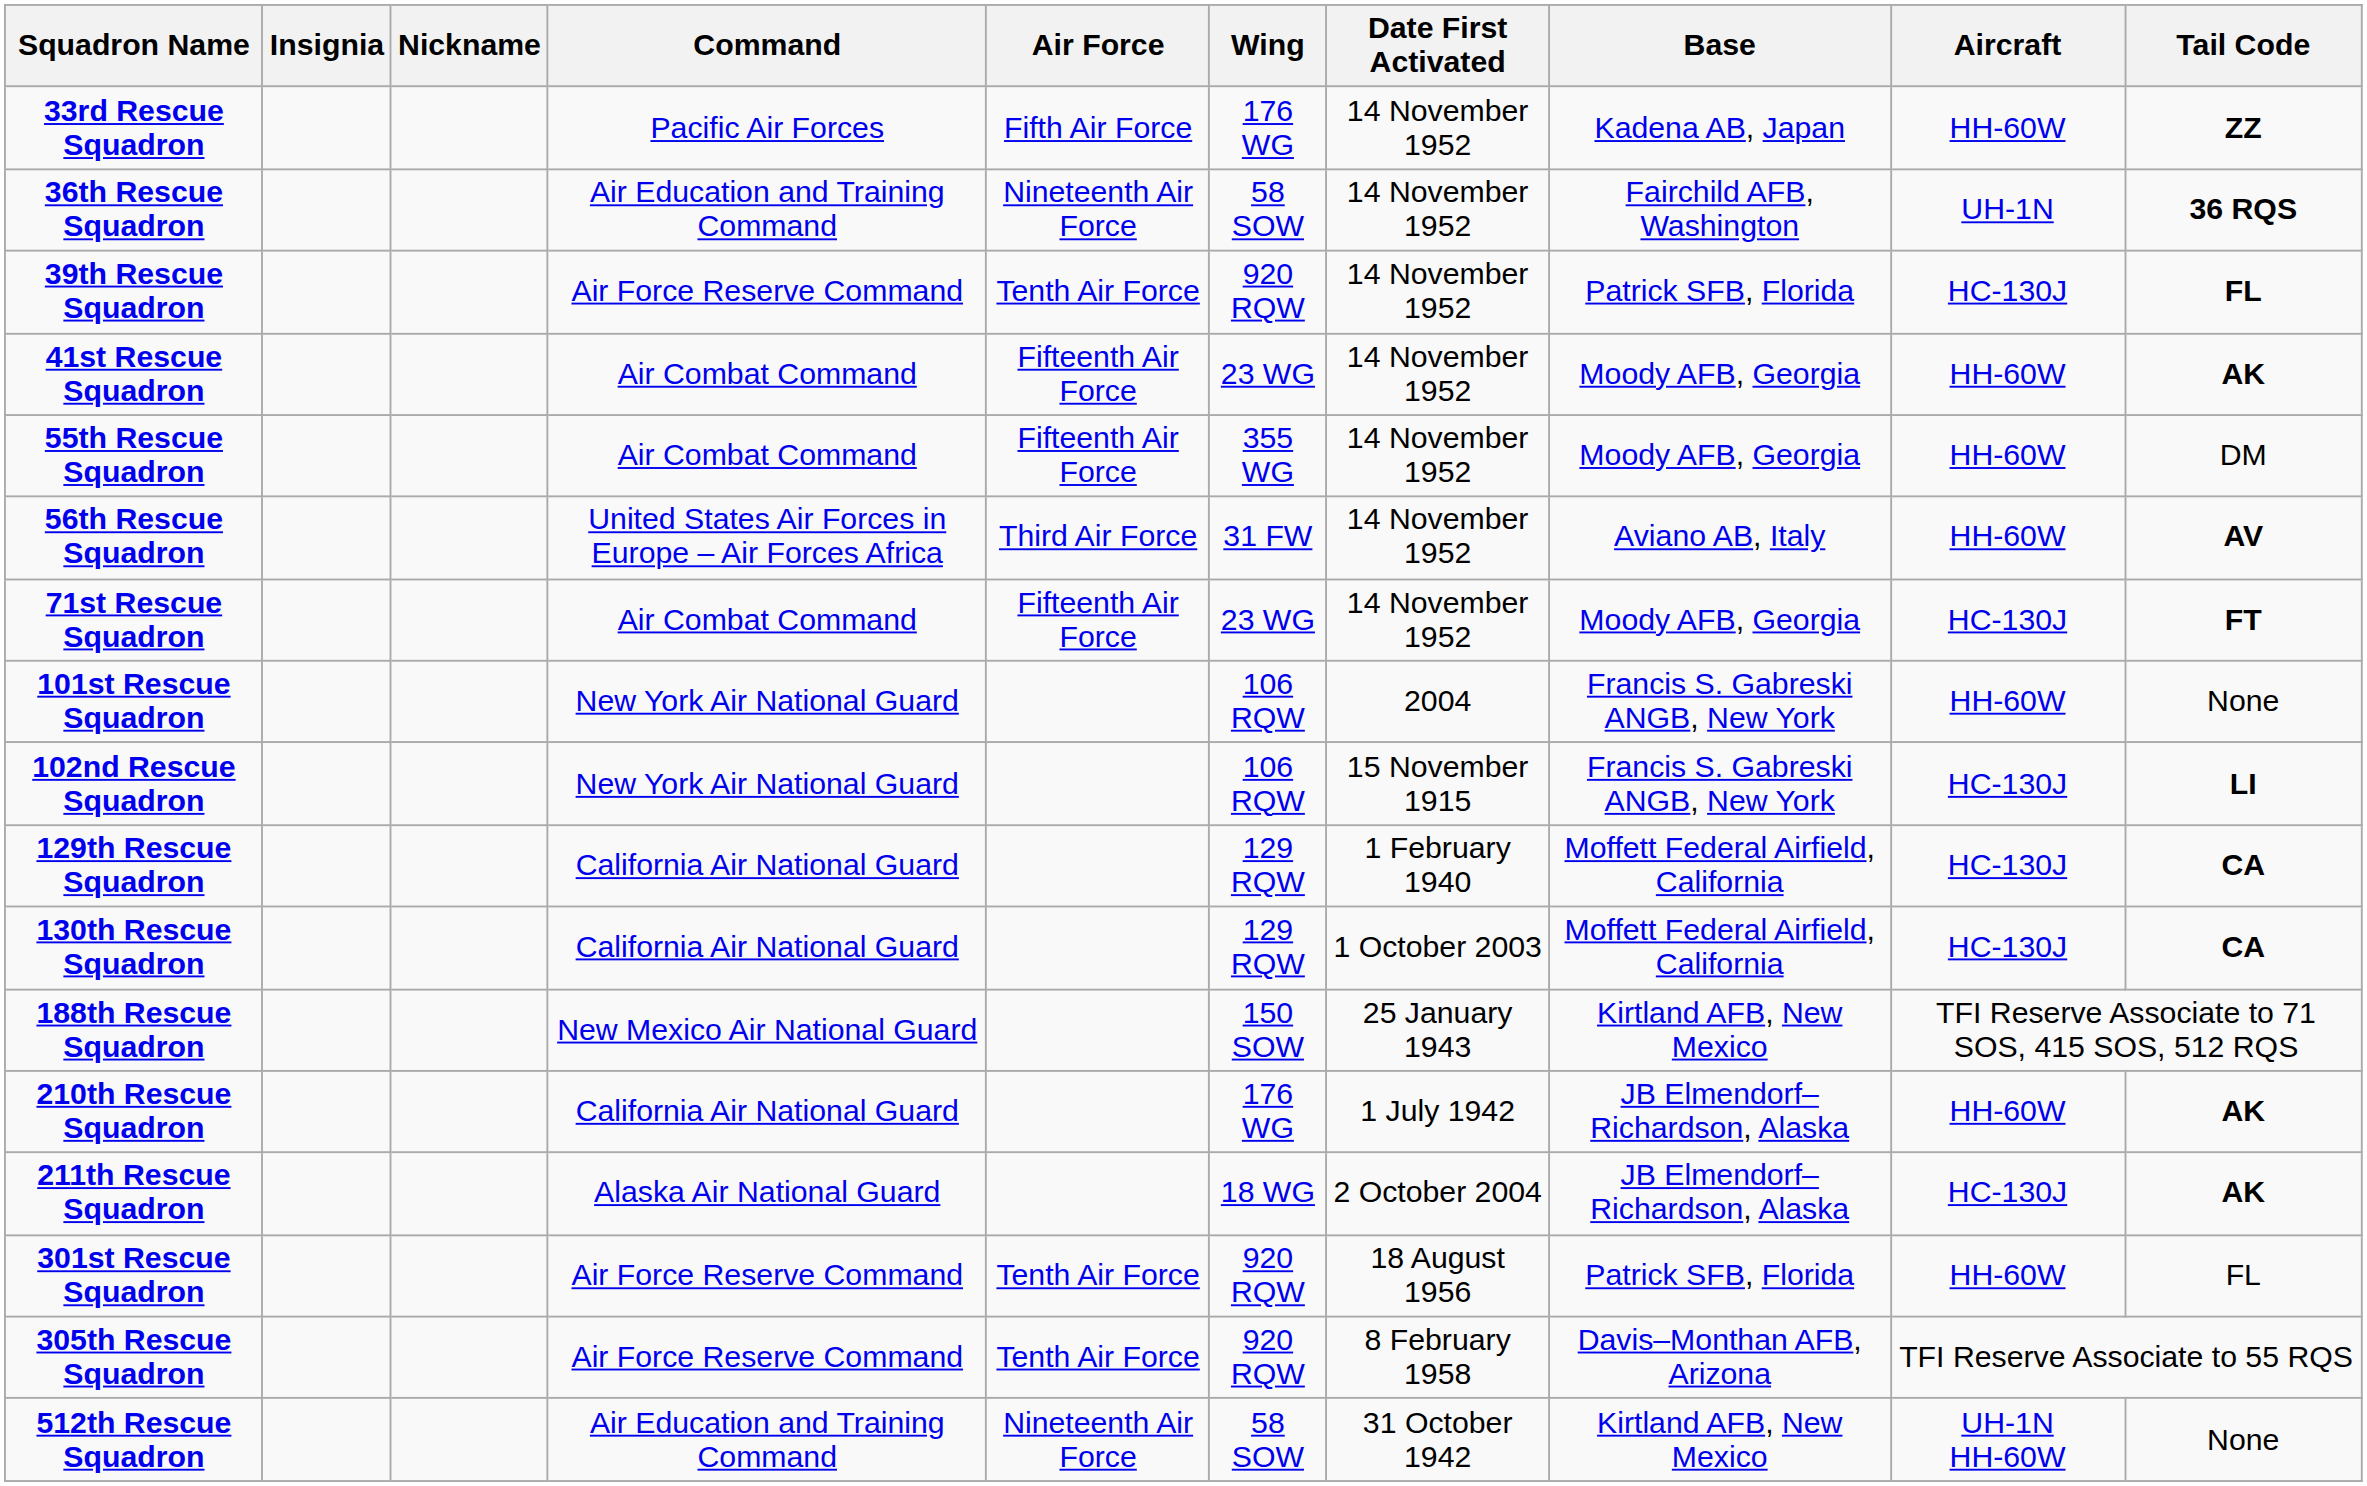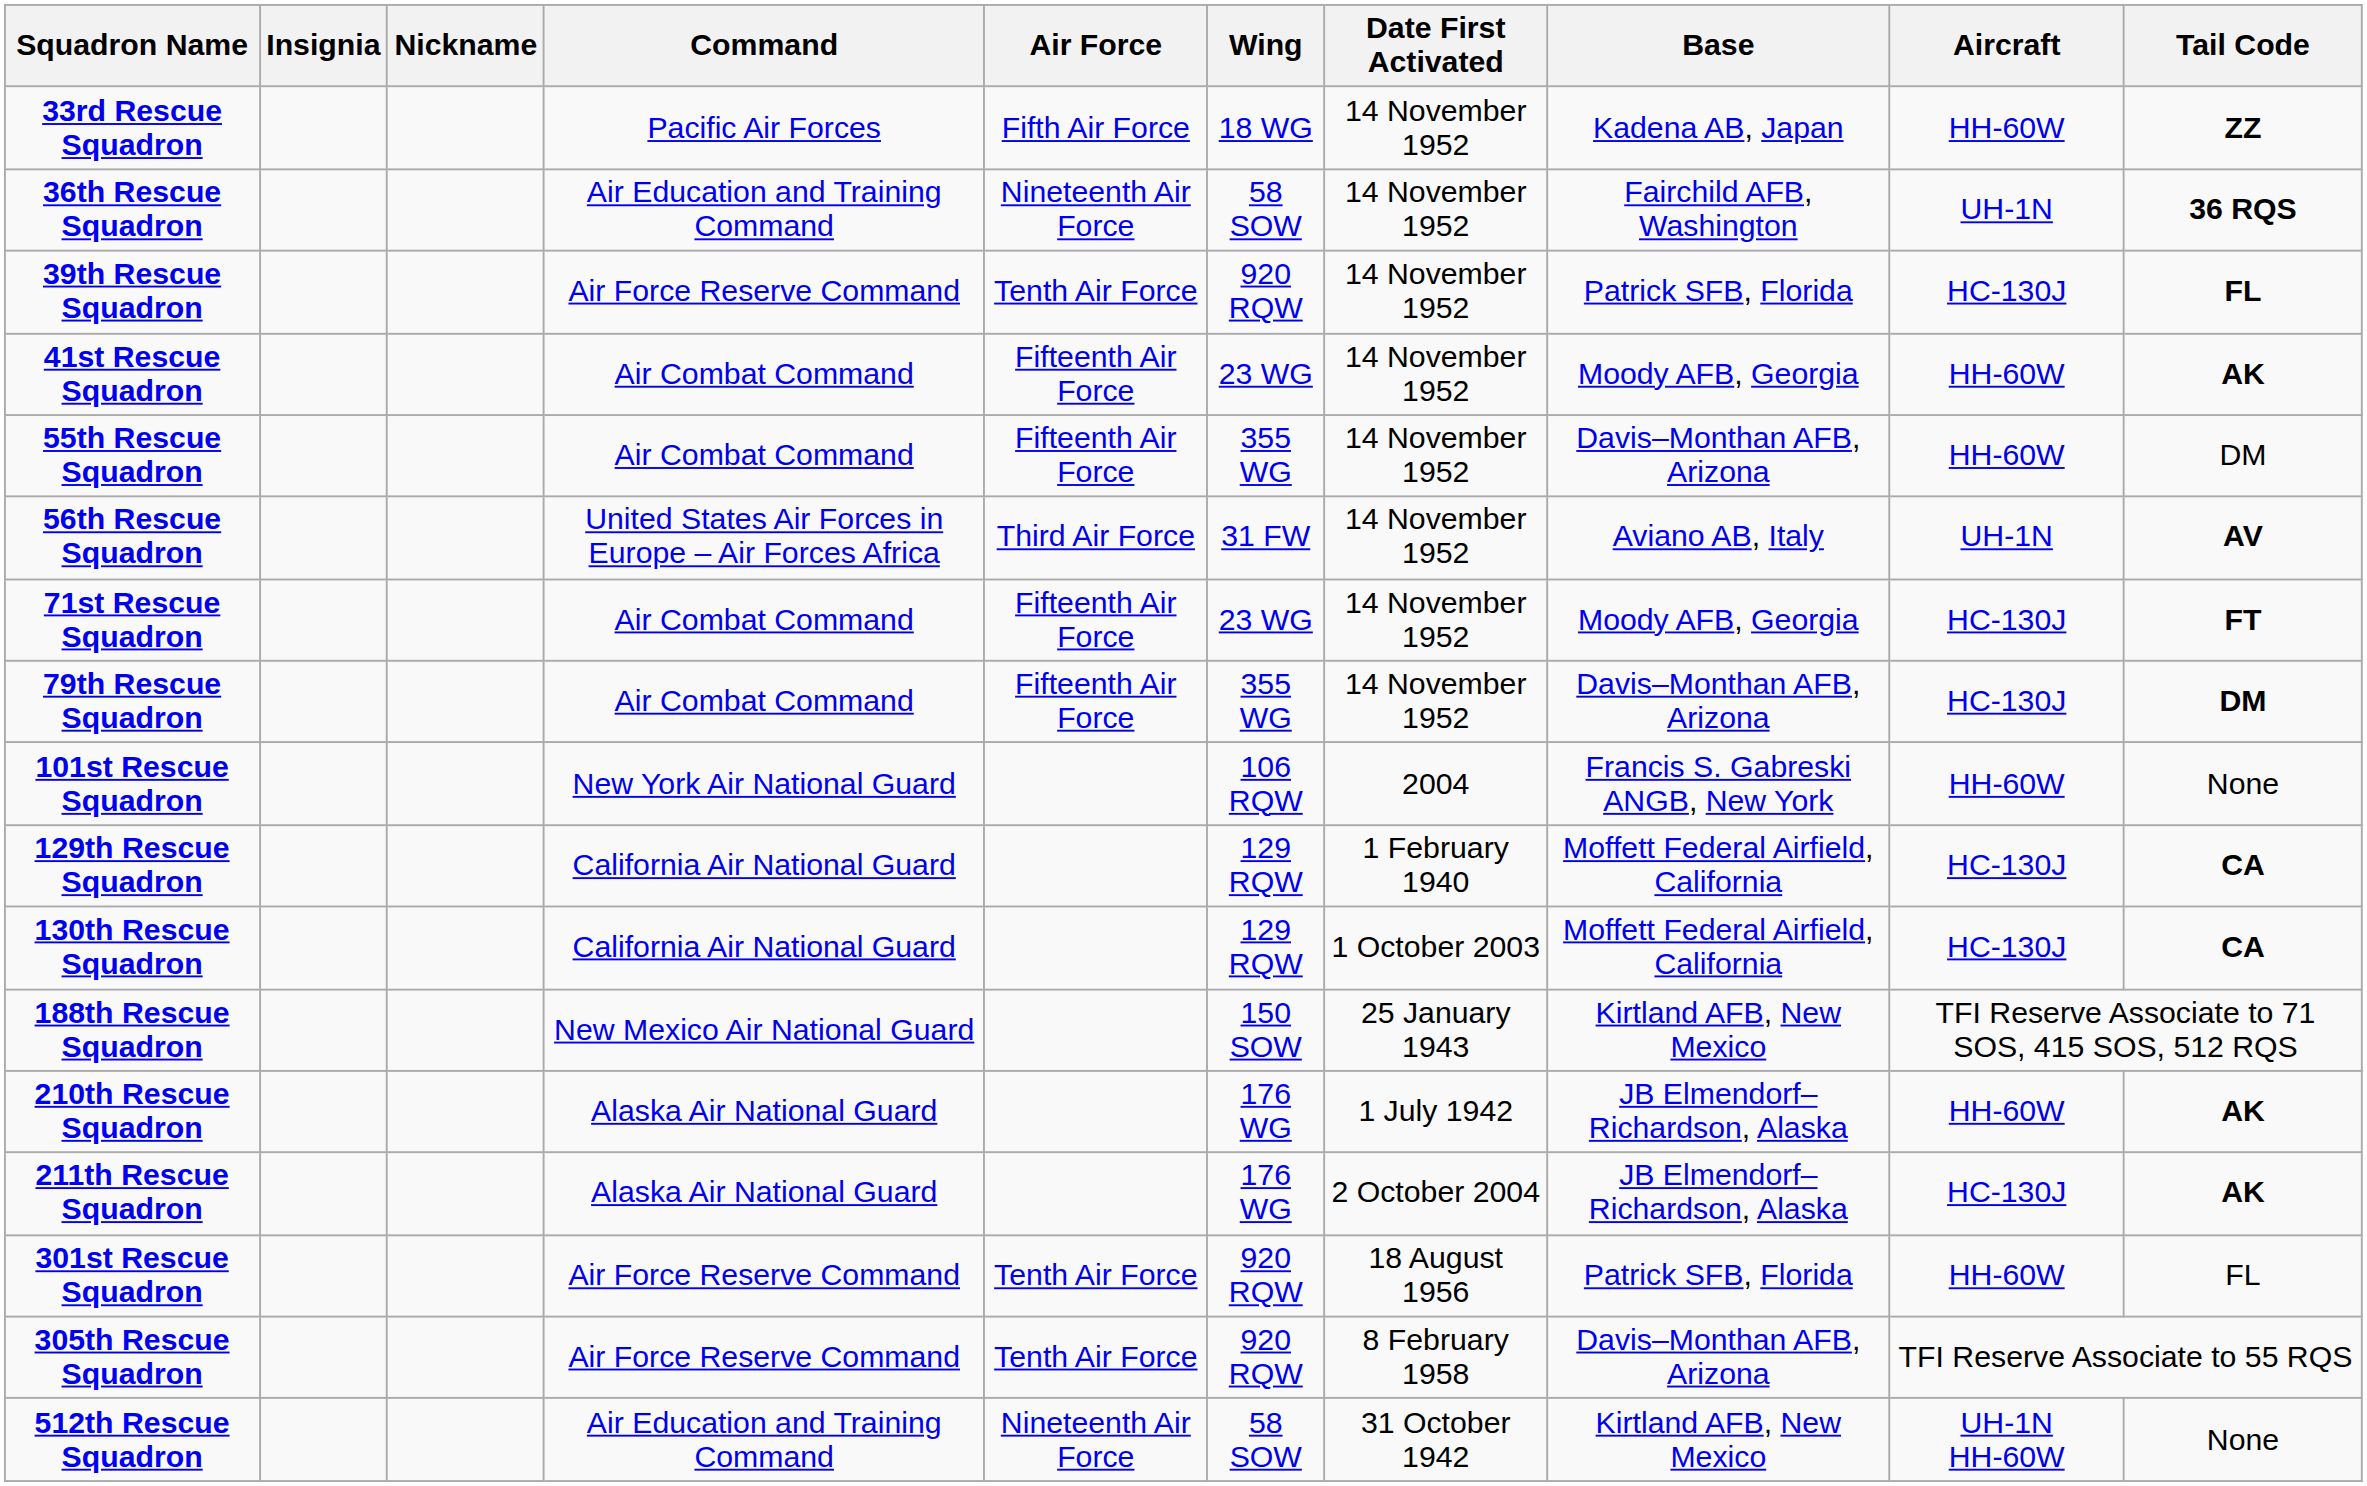(1268, 127) 176 WG -> (1266, 127) 18 WG
(1720, 455) Moody AFB, Georgia -> (1718, 455) Davis–Monthan AFB, Arizona
(2008, 537) HH-60W -> (2007, 537) UH-1N
+ row: (132, 701)
- row: (134, 783)
(767, 1111) California Air National Guard -> (764, 1111) Alaska Air National Guard
(1268, 1193) 18 WG -> (1266, 1193) 176 WG
